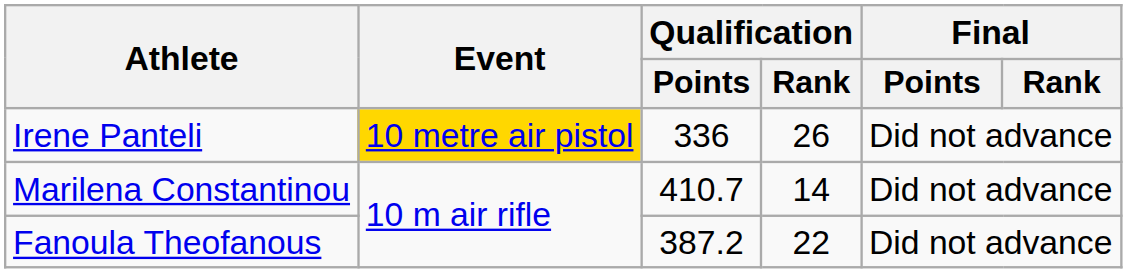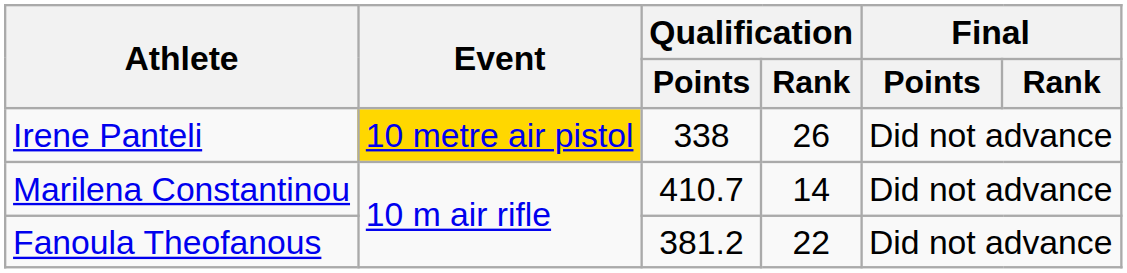(701, 136) 336 -> (701, 136) 338
(701, 242) 387.2 -> (701, 242) 381.2
